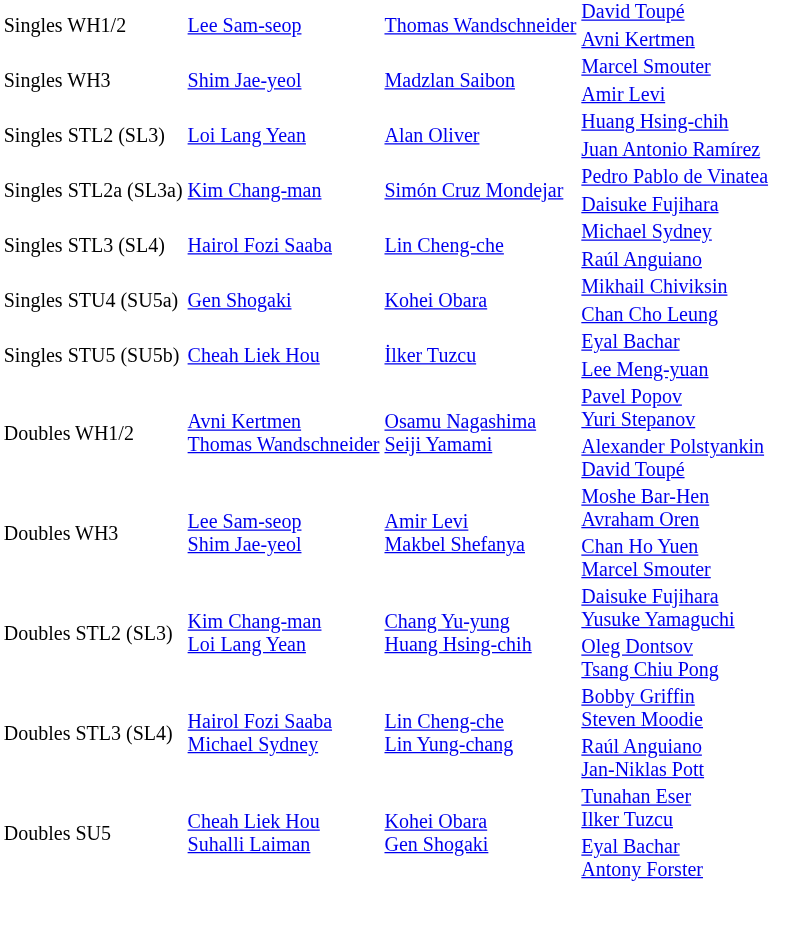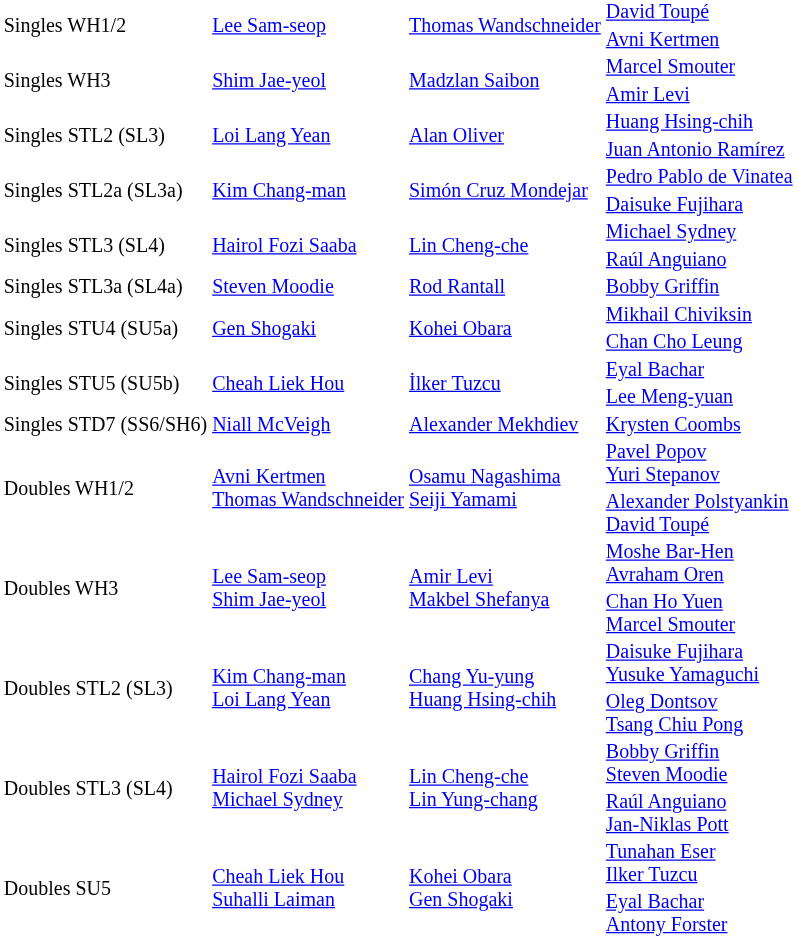+ row: (663, 286)
+ row: (673, 424)
